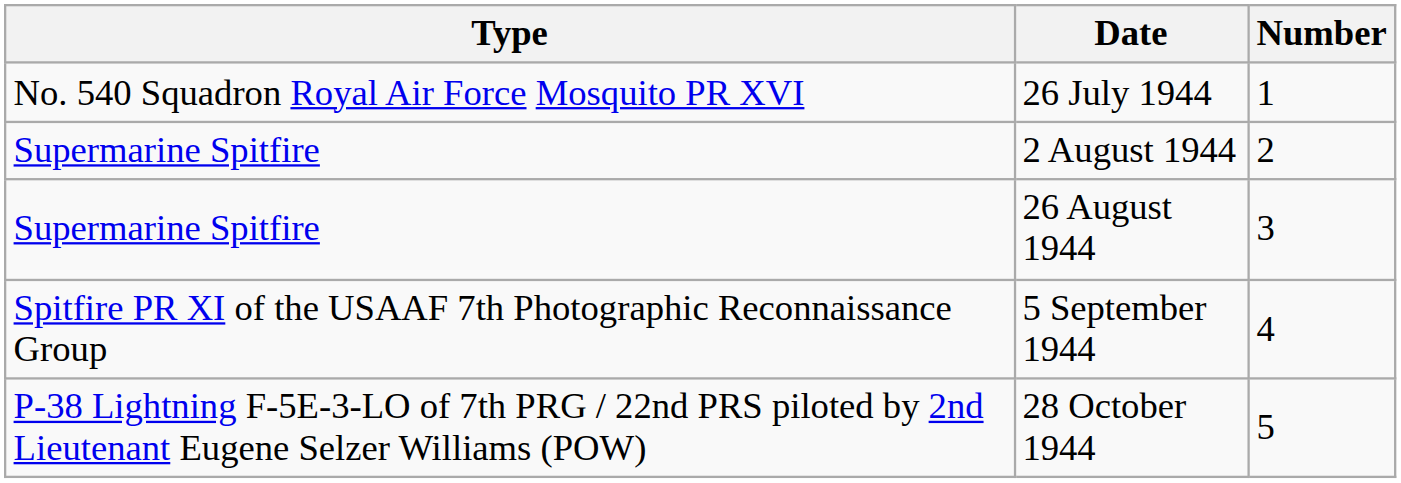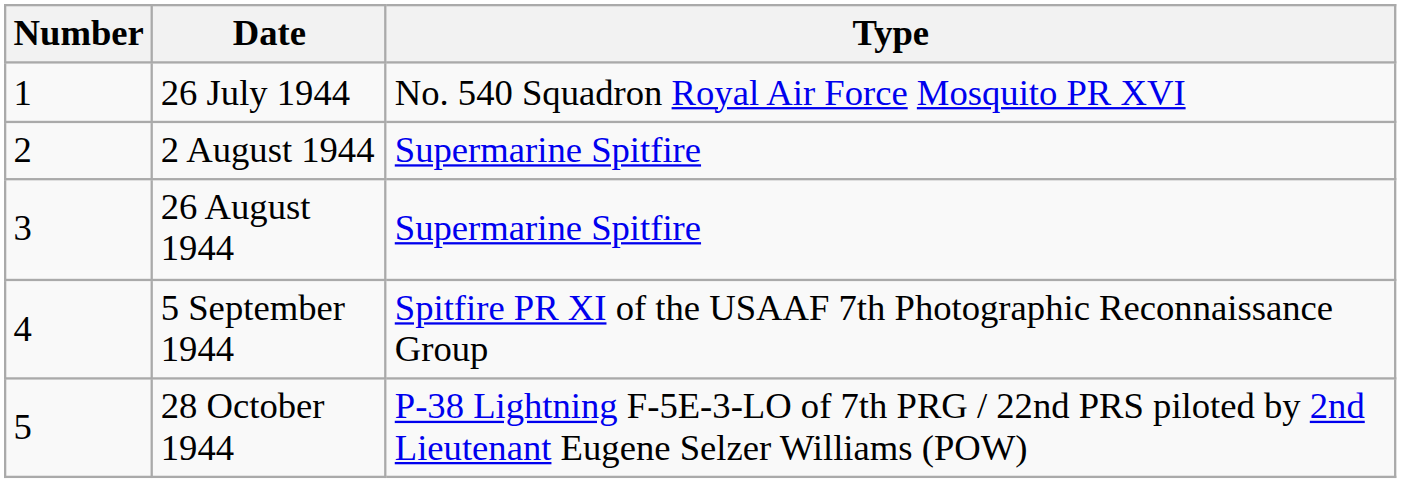columns swapped: (1322, 33) <-> (510, 33)
